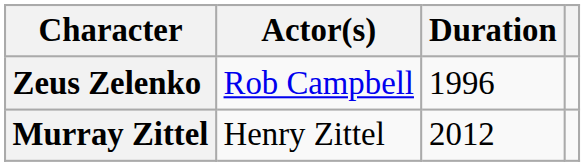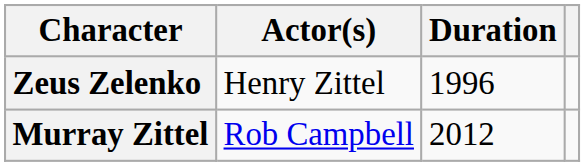(319, 82) Rob Campbell -> (304, 82) Henry Zittel
(304, 134) Henry Zittel -> (319, 134) Rob Campbell
